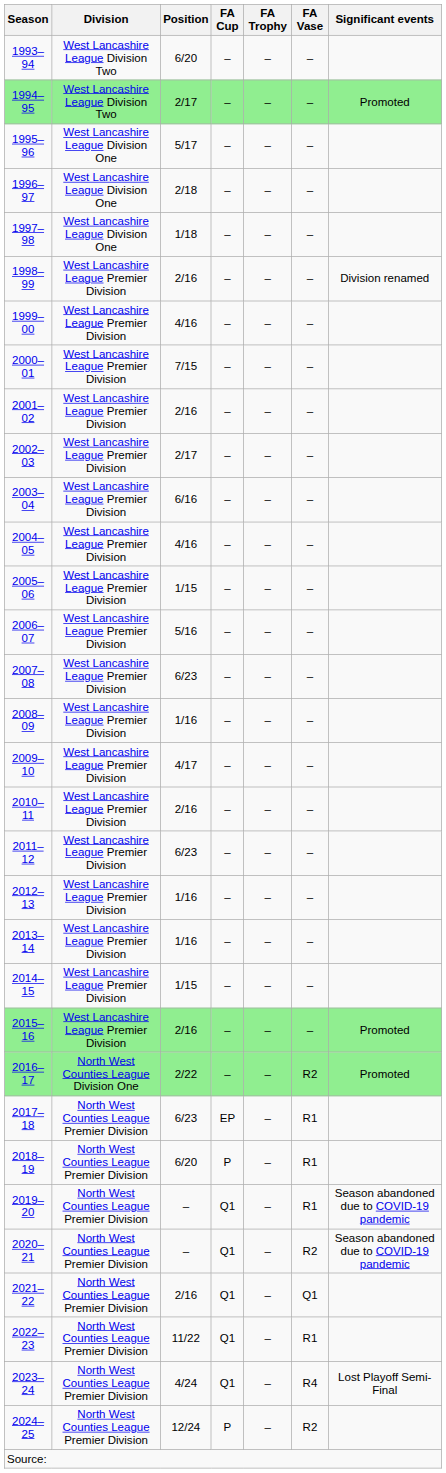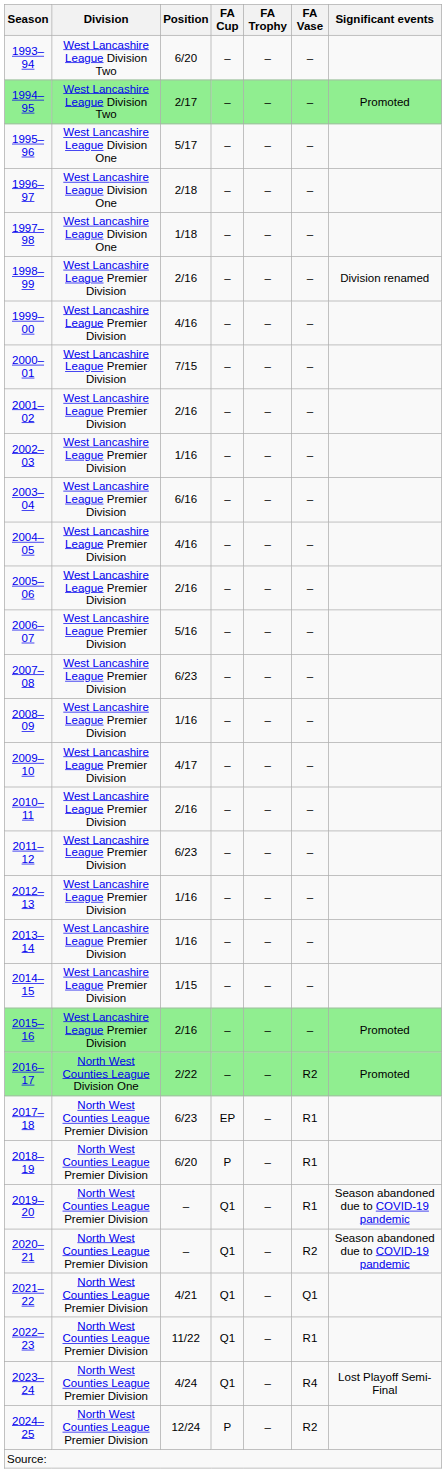(186, 455) 2/17 -> (186, 455) 1/16
(186, 588) 1/15 -> (186, 588) 2/16
(186, 1295) 2/16 -> (186, 1295) 4/21
